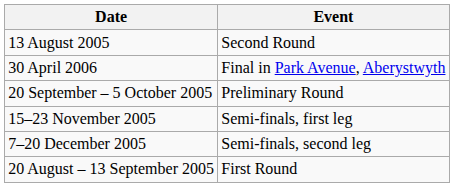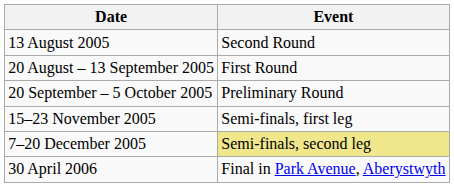rows swapped: (111, 169) <-> (53, 67)
(296, 144) no background -> (296, 144) khaki background
